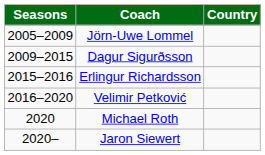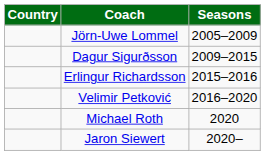columns swapped: (40, 14) <-> (232, 14)
